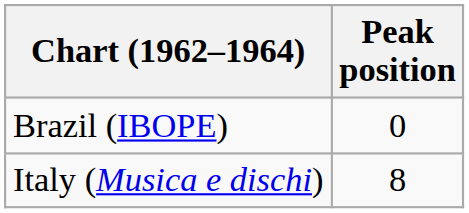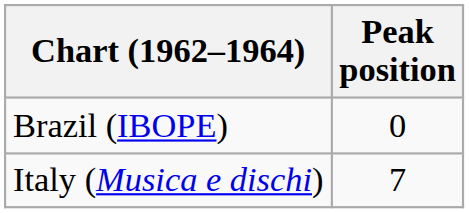(398, 179) 8 -> (398, 179) 7
